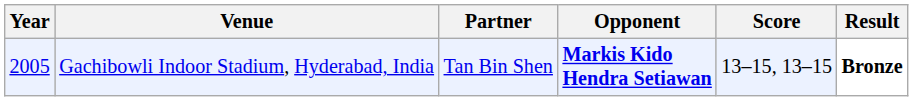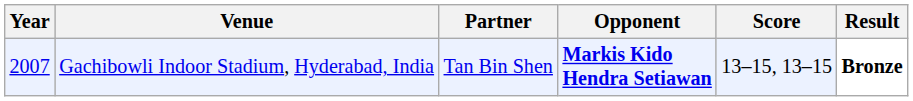(30, 66) 2005 -> (30, 66) 2007
